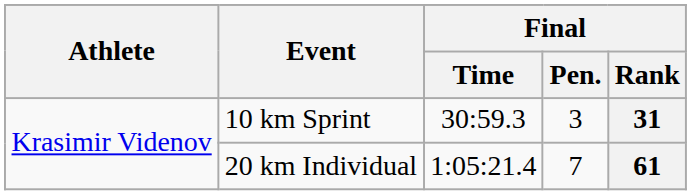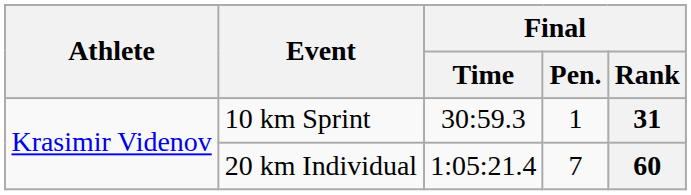(576, 120) 3 -> (576, 120) 1
(647, 166) 61 -> (647, 166) 60
